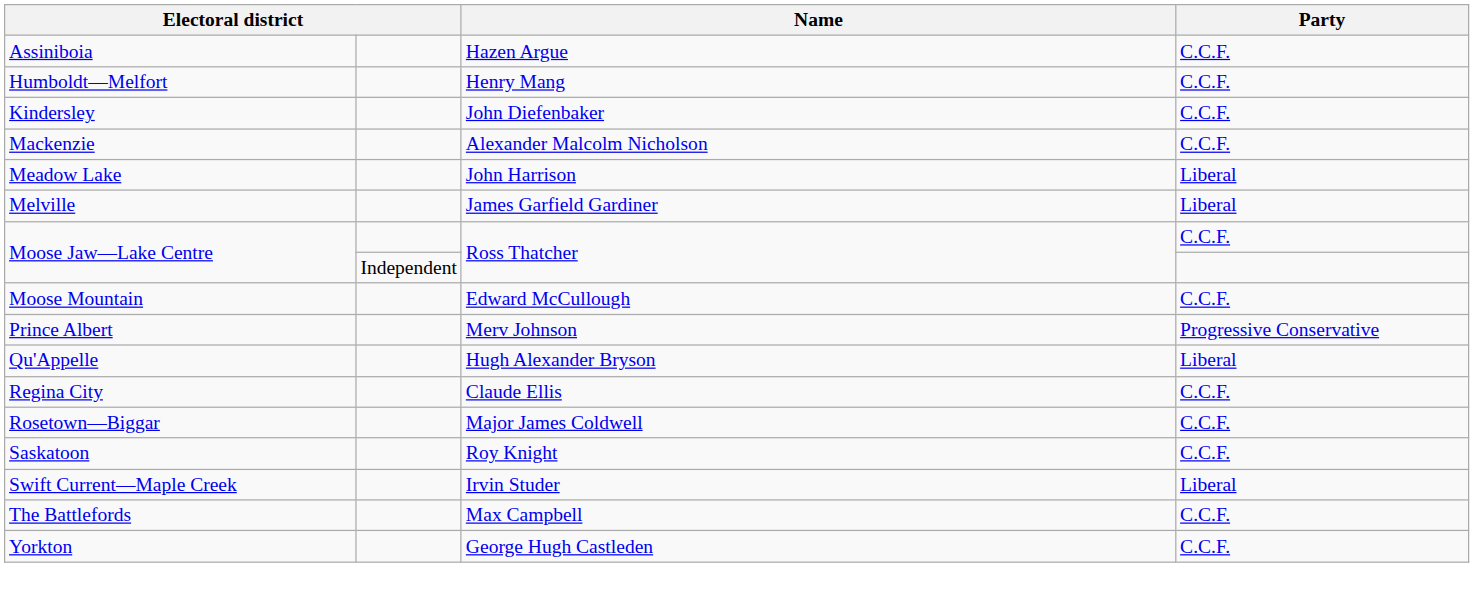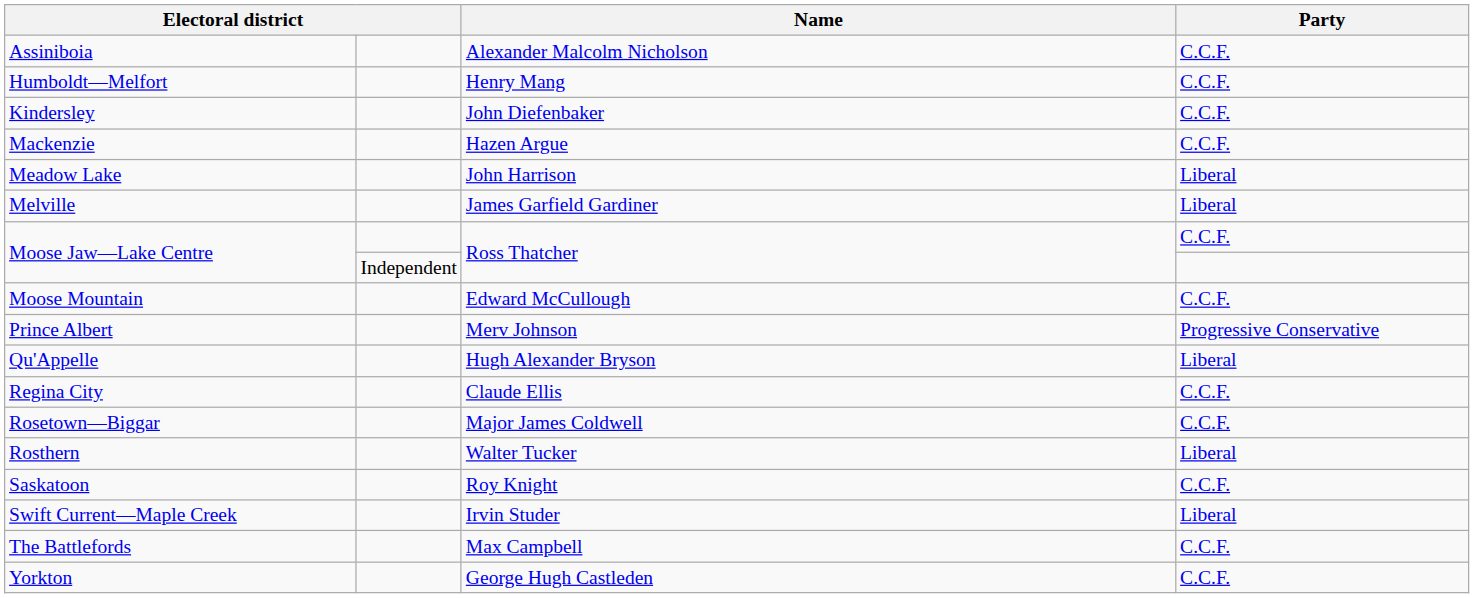(517, 50) Hazen Argue -> (587, 50) Alexander Malcolm Nicholson
(587, 143) Alexander Malcolm Nicholson -> (517, 143) Hazen Argue
+ row: (44, 453)
